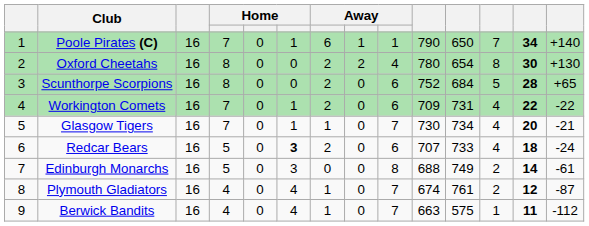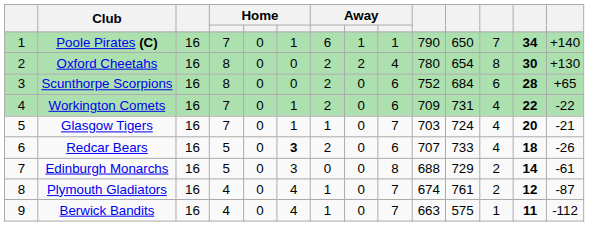(496, 84) 5 -> (496, 84) 6
(429, 126) 730 -> (429, 126) 703
(463, 126) 734 -> (463, 126) 724
(565, 147) -24 -> (565, 147) -26
(463, 168) 749 -> (463, 168) 729
